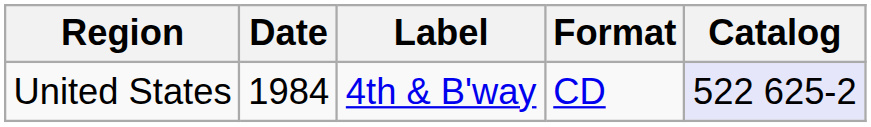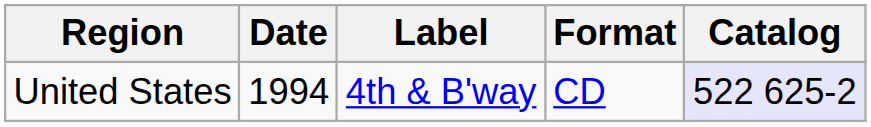(289, 90) 1984 -> (289, 90) 1994
